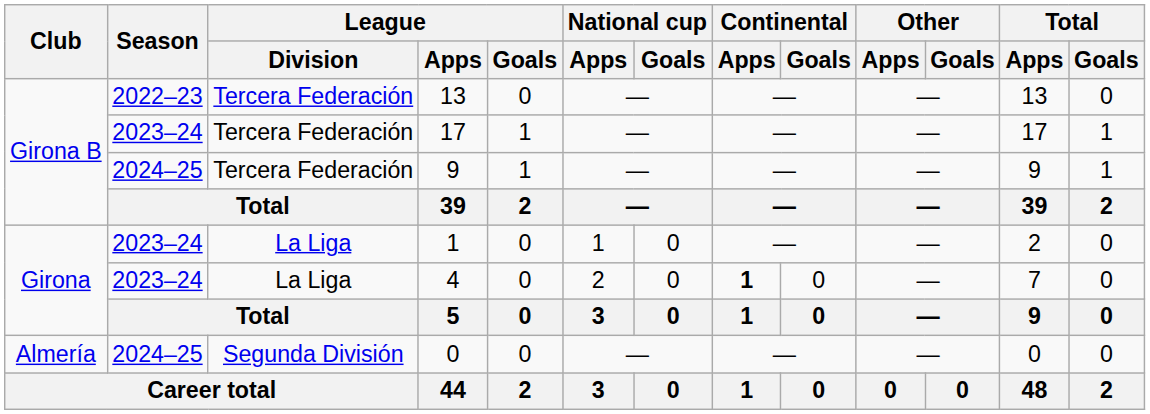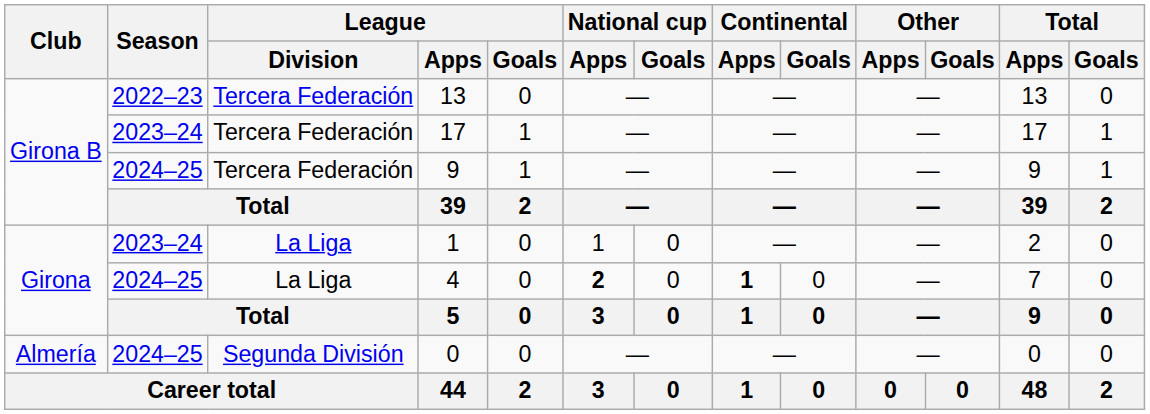(157, 280) 2023–24 -> (157, 280) 2024–25
(598, 280) normal -> (598, 280) bold
